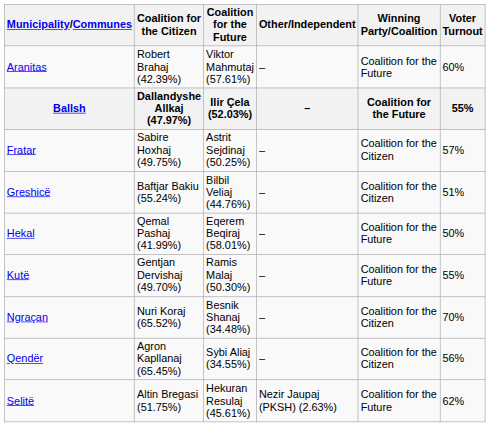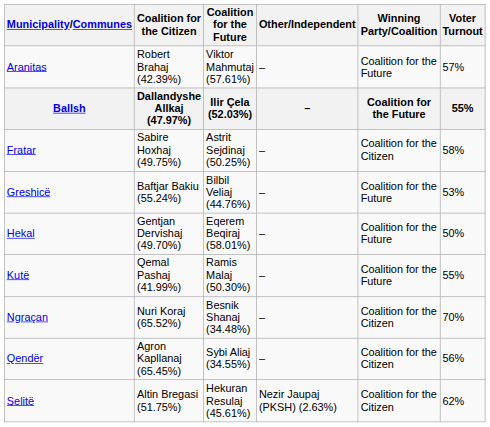(453, 67) 60% -> (453, 67) 57%
(453, 150) 57% -> (453, 150) 58%
(399, 192) Coalition for the Citizen -> (399, 192) Coalition for the Future
(453, 192) 51% -> (453, 192) 53%
(159, 234) Qemal Pashaj (41.99%) -> (160, 234) Gentjan Dervishaj (49.70%)
(160, 275) Gentjan Dervishaj (49.70%) -> (159, 275) Qemal Pashaj (41.99%)
(399, 400) Coalition for the Future -> (399, 400) Coalition for the Citizen
